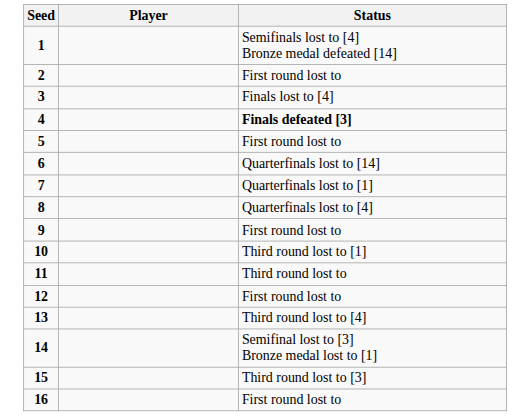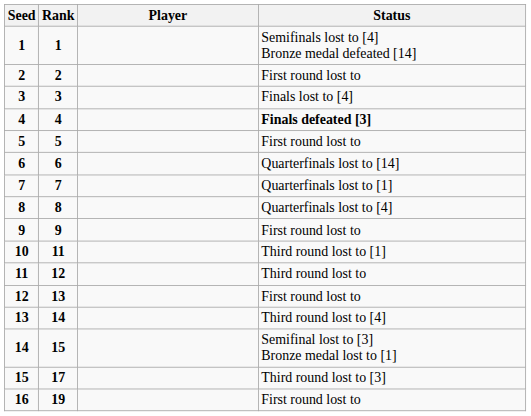+ column: (58, 15)
